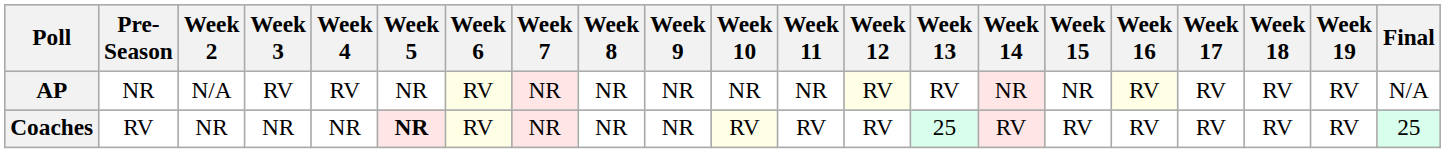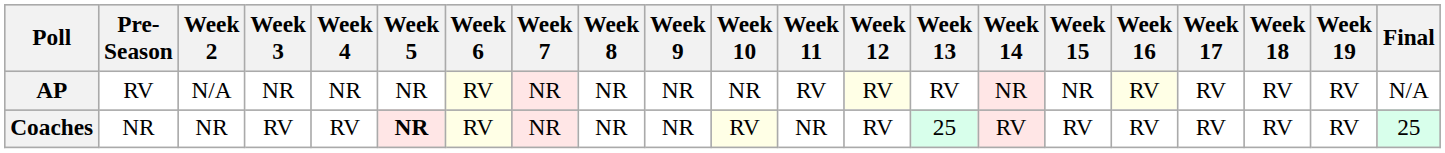(138, 90) NR -> (138, 90) RV
(278, 90) RV -> (278, 90) NR
(345, 90) RV -> (345, 90) NR
(811, 90) NR -> (811, 90) RV
(138, 128) RV -> (138, 128) NR
(278, 128) NR -> (278, 128) RV
(345, 128) NR -> (345, 128) RV
(811, 128) RV -> (811, 128) NR
